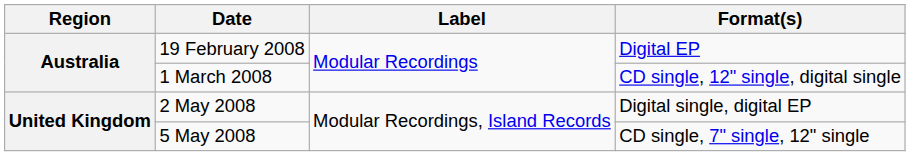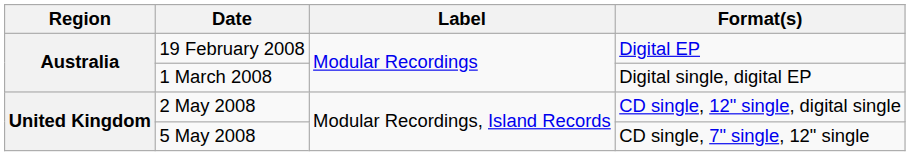(760, 77) CD single, 12" single, digital single -> (715, 77) Digital single, digital EP
(715, 106) Digital single, digital EP -> (760, 106) CD single, 12" single, digital single
